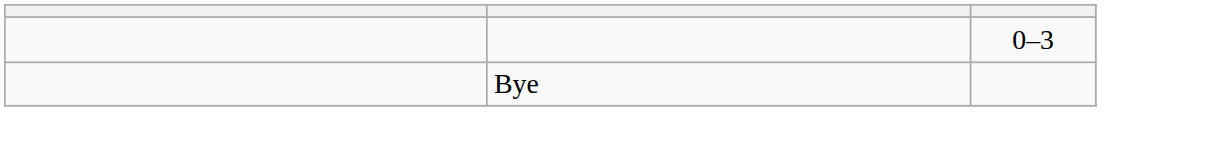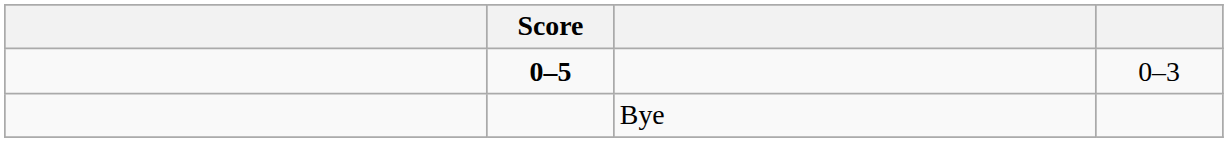+ column: (550, 26)
